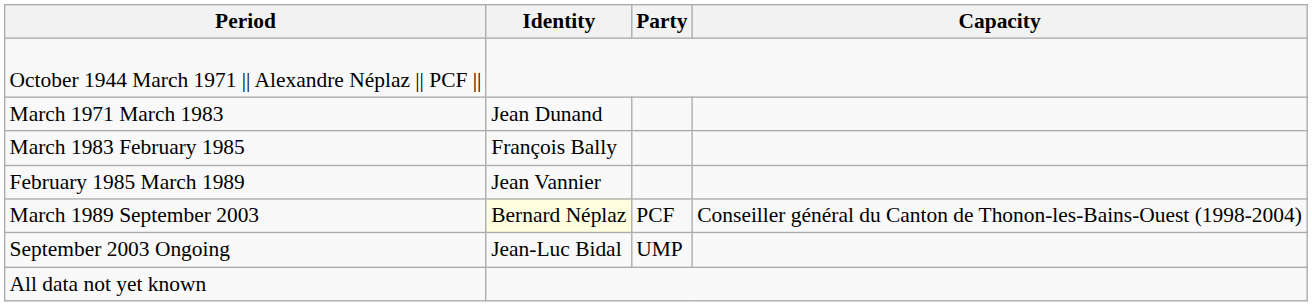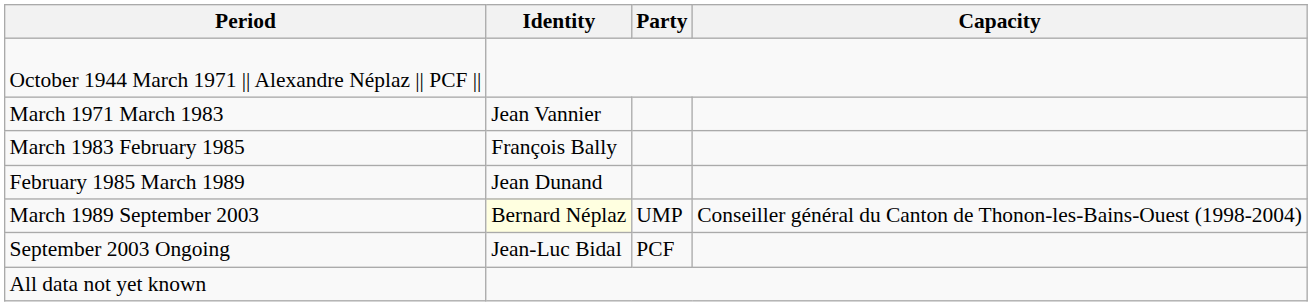(547, 113) Jean Dunand -> (546, 113) Jean Vannier
(546, 181) Jean Vannier -> (547, 181) Jean Dunand
(655, 215) PCF -> (659, 215) UMP
(659, 249) UMP -> (655, 249) PCF
